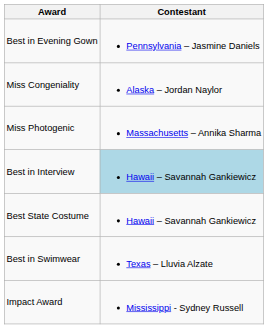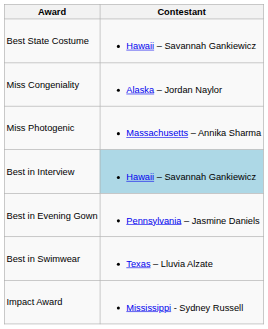rows swapped: (48, 215) <-> (52, 41)
